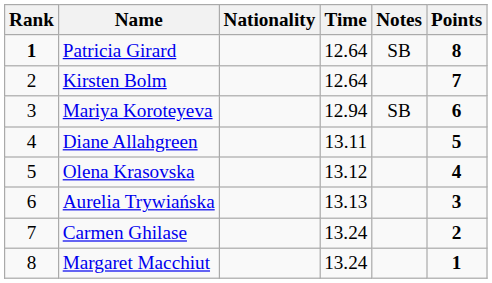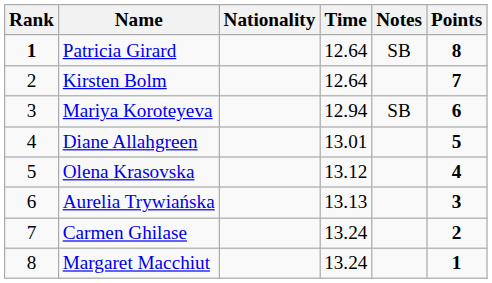(346, 141) 13.11 -> (346, 141) 13.01
